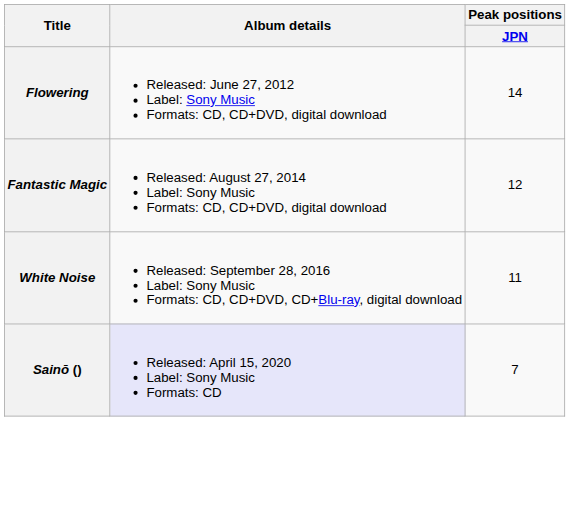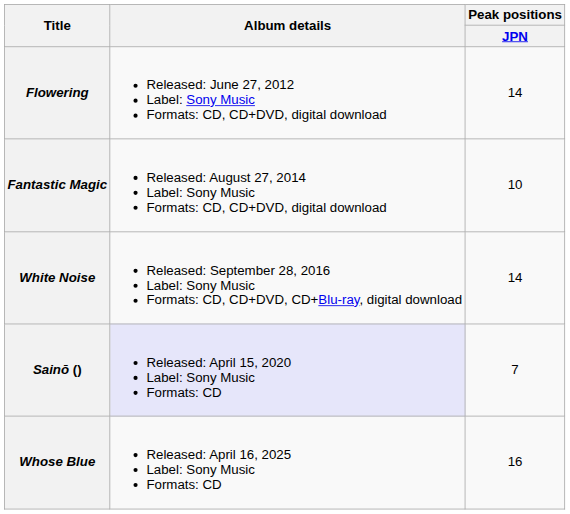(515, 185) 12 -> (515, 185) 10
(515, 277) 11 -> (515, 277) 14
+ row: (57, 462)
